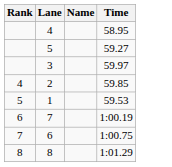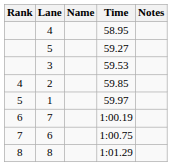+ column: (151, 13)
(116, 65) 59.97 -> (116, 65) 59.53
(116, 100) 59.53 -> (116, 100) 59.97
